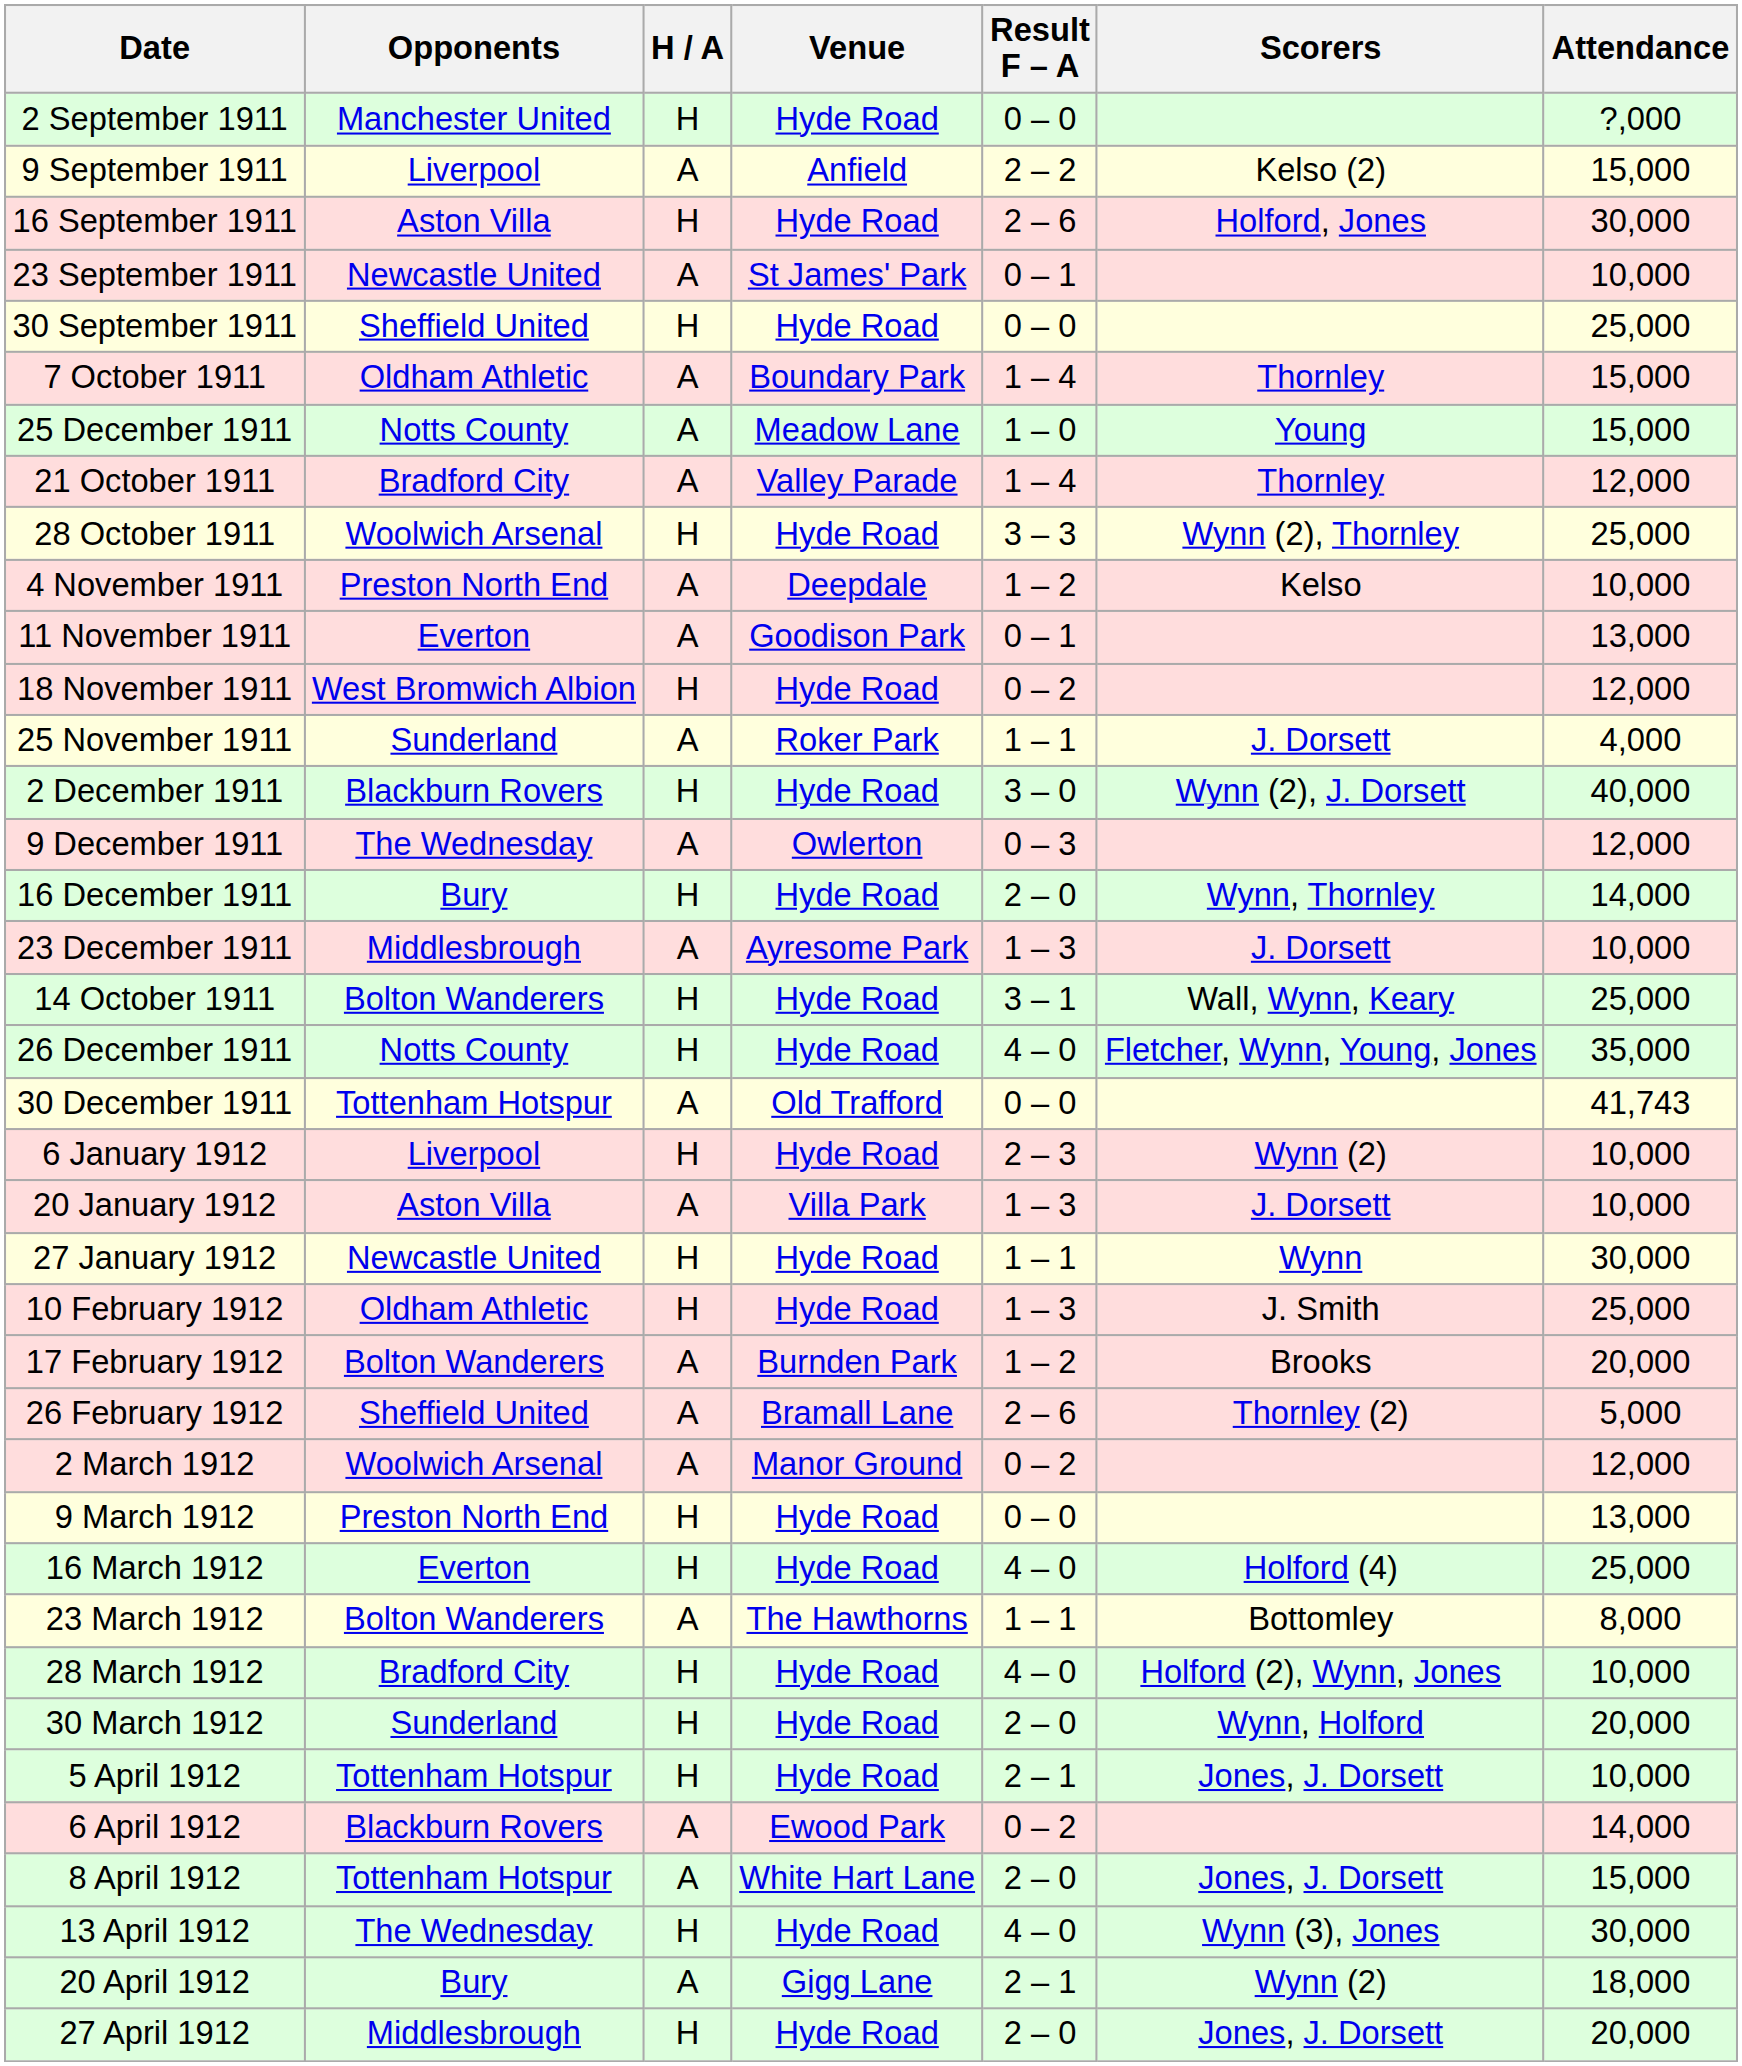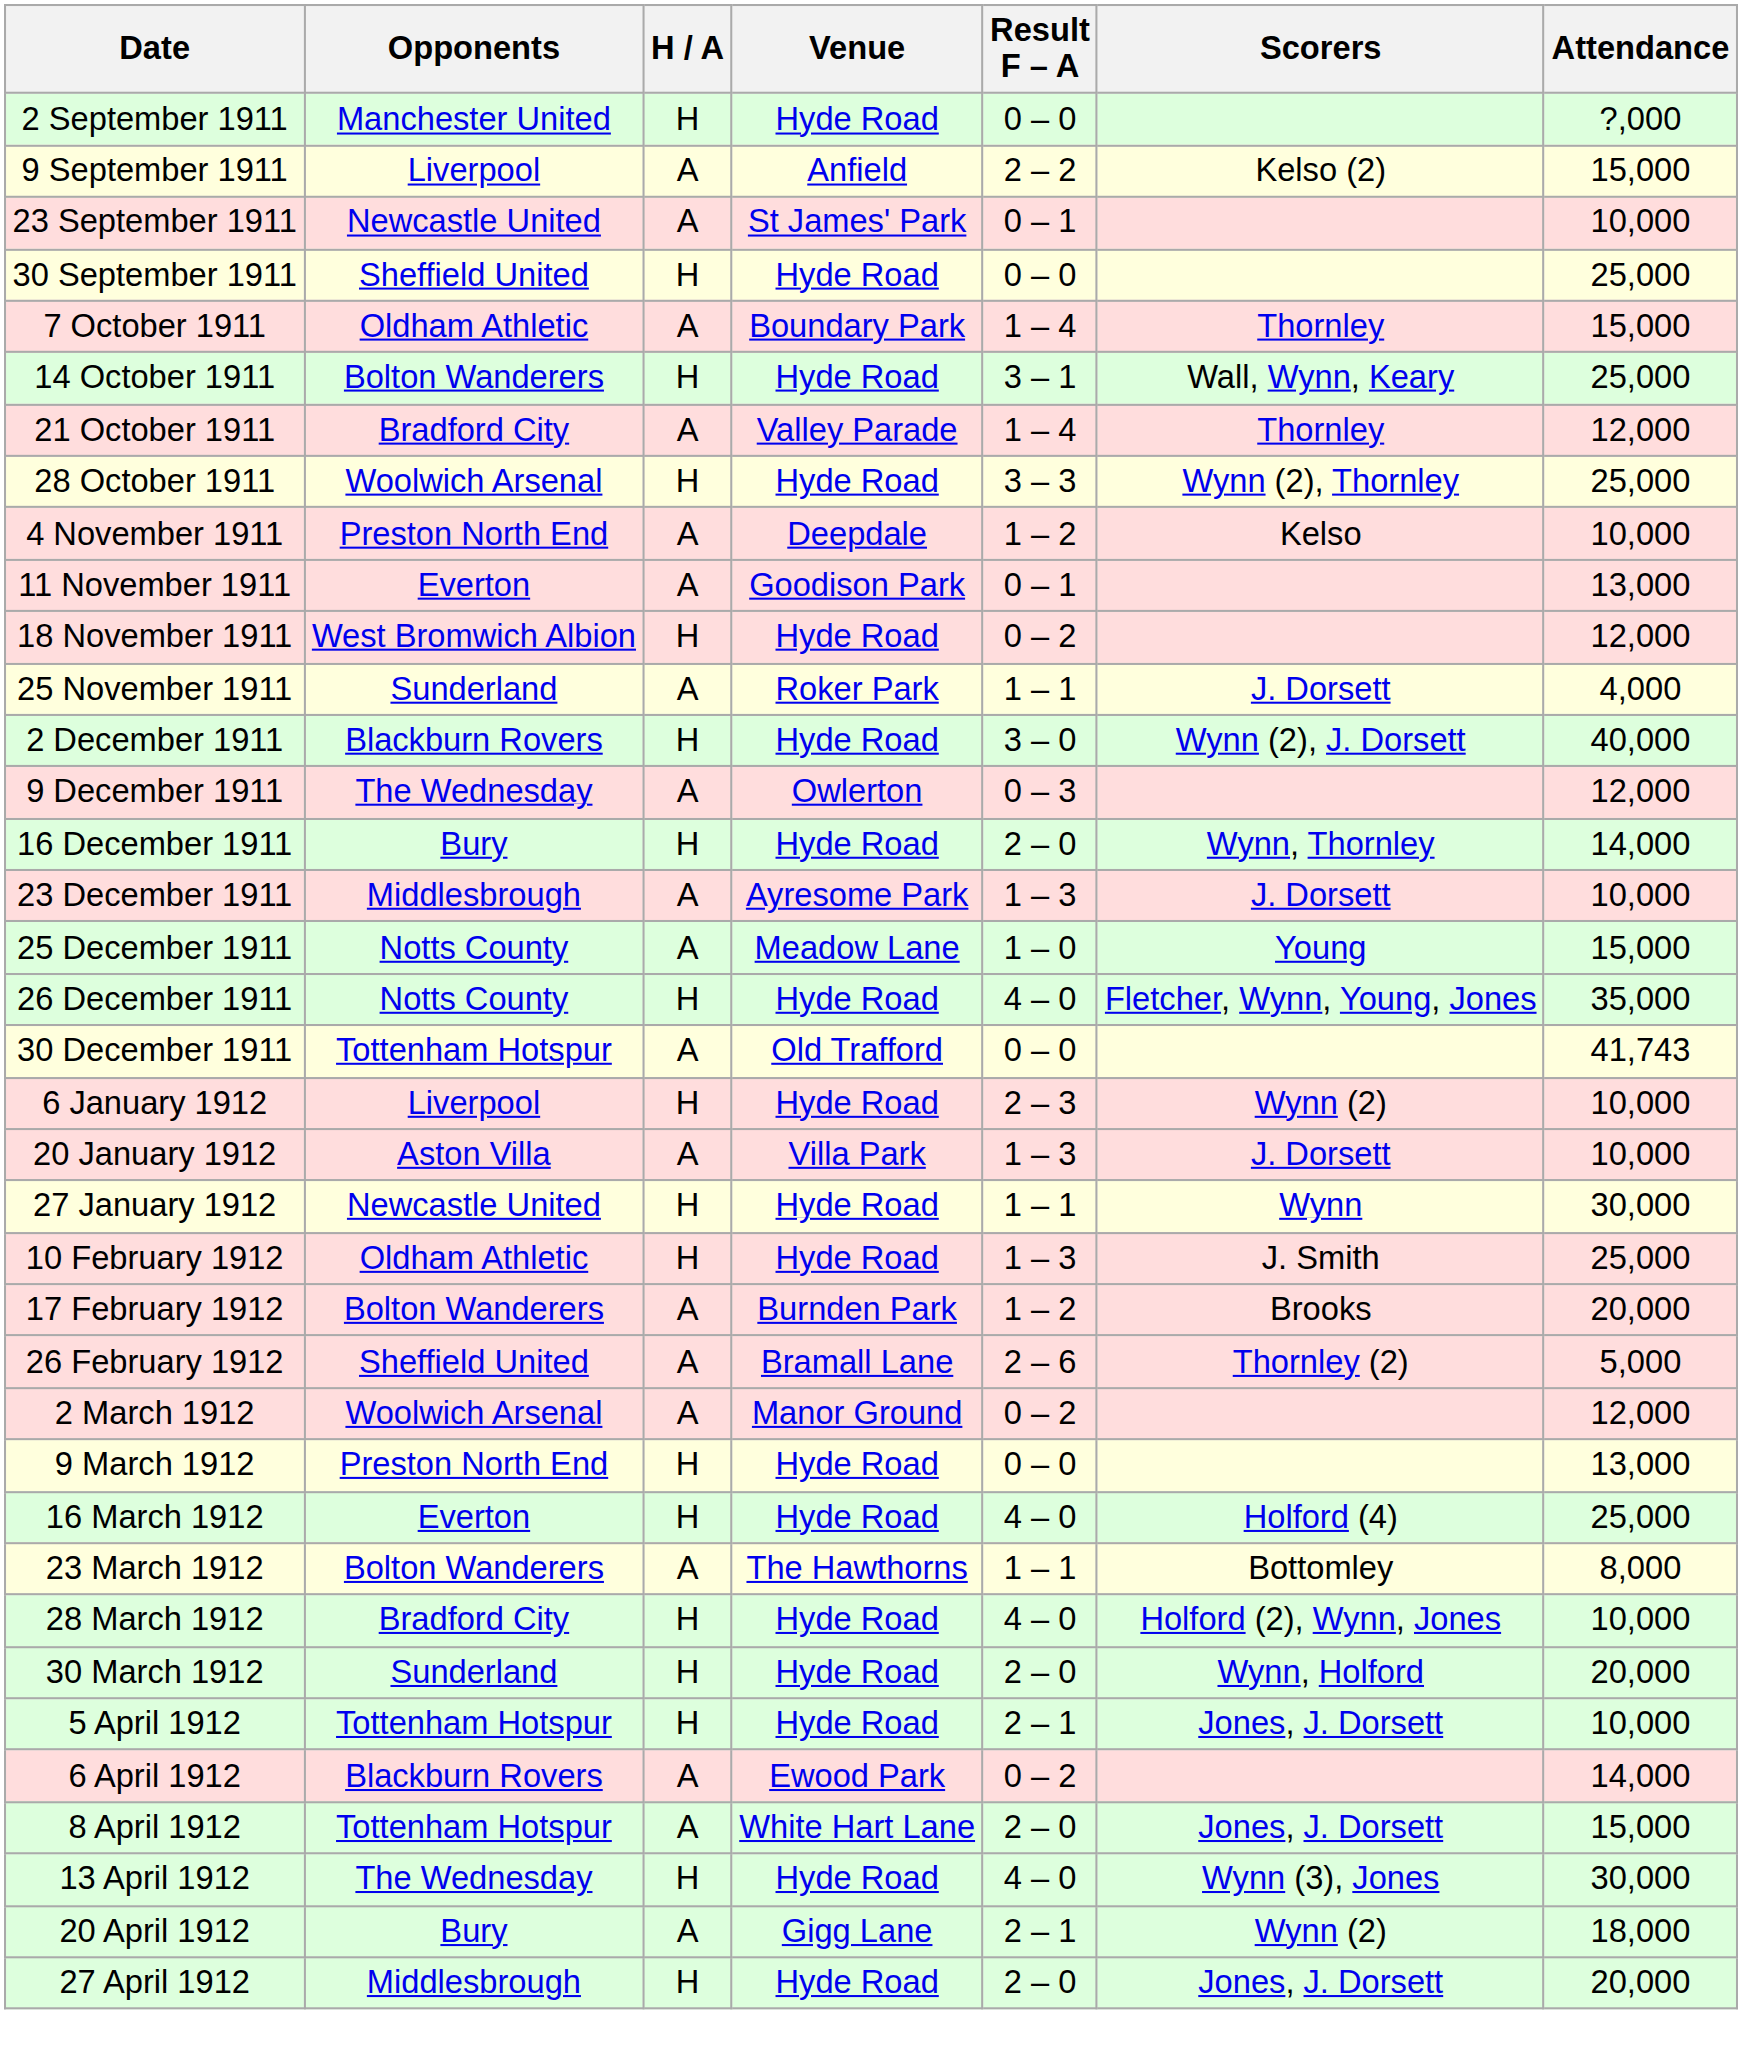- row: (155, 222)
rows swapped: (155, 998) <-> (155, 429)
